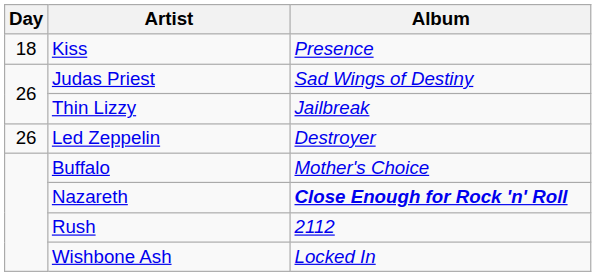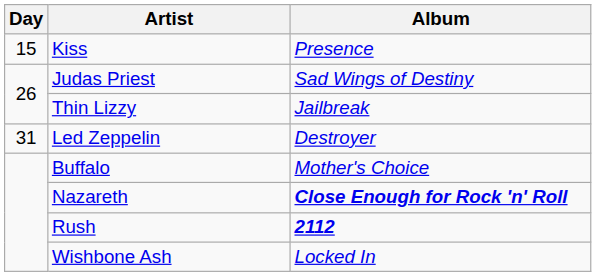(26, 49) 18 -> (26, 49) 15
(26, 138) 26 -> (26, 138) 31
(315, 227) normal -> (315, 227) bold
